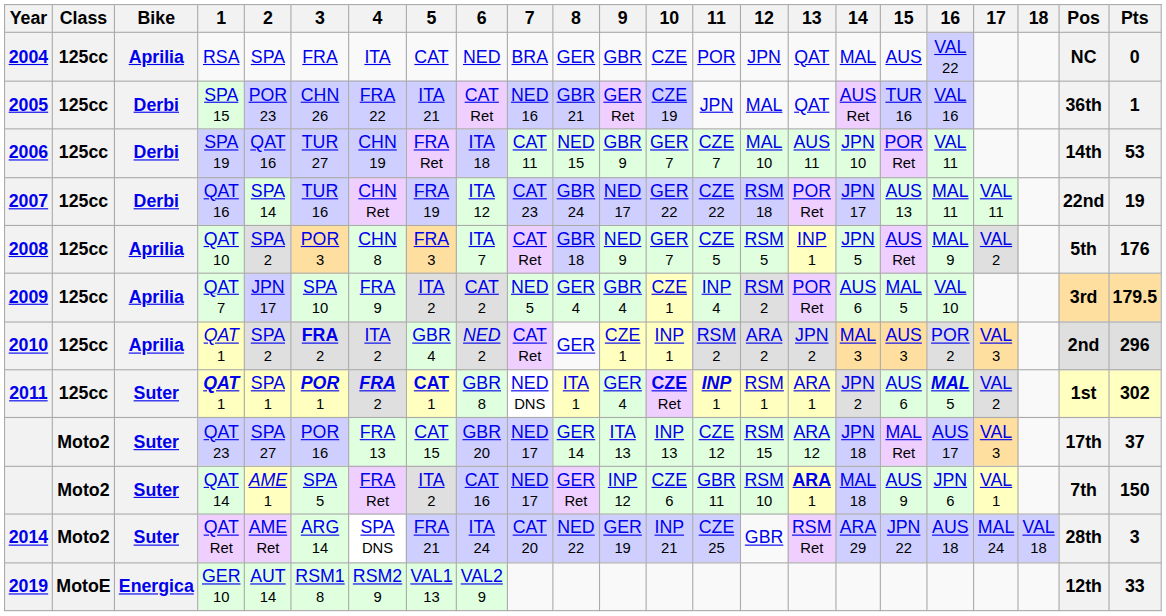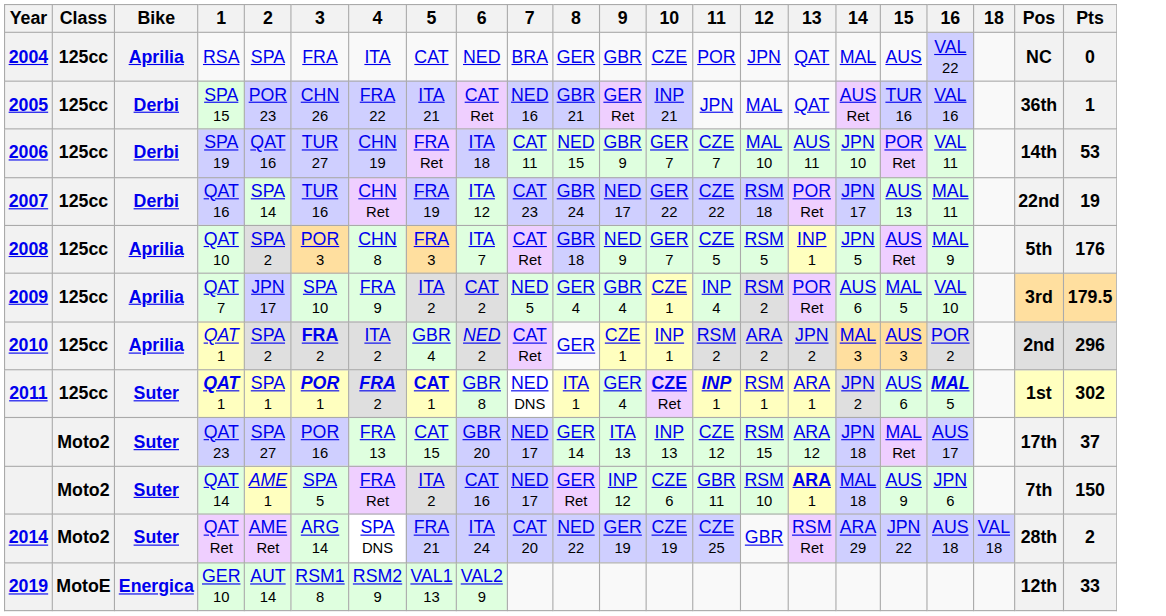- column: (996, 18)
(669, 104) CZE 19 -> (669, 104) INP 21
(669, 538) INP 21 -> (669, 538) CZE 19
(1135, 538) 3 -> (1090, 538) 2
